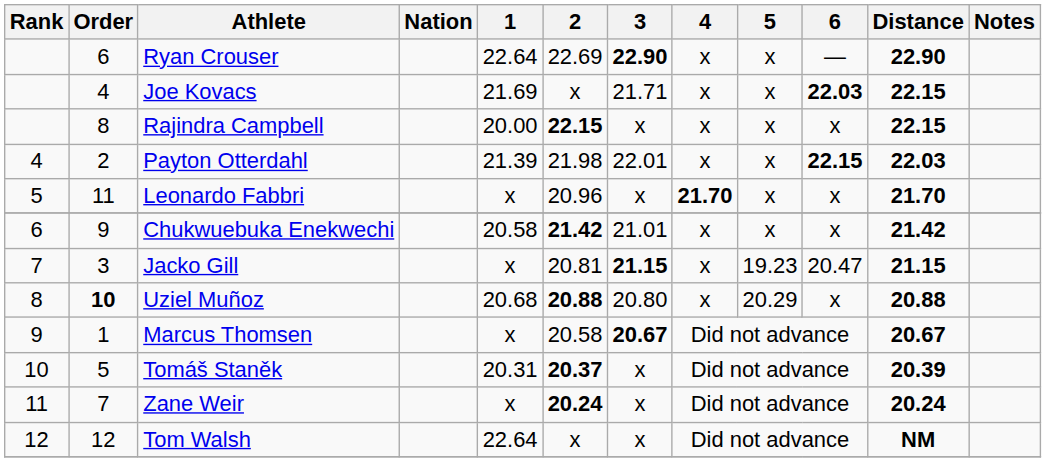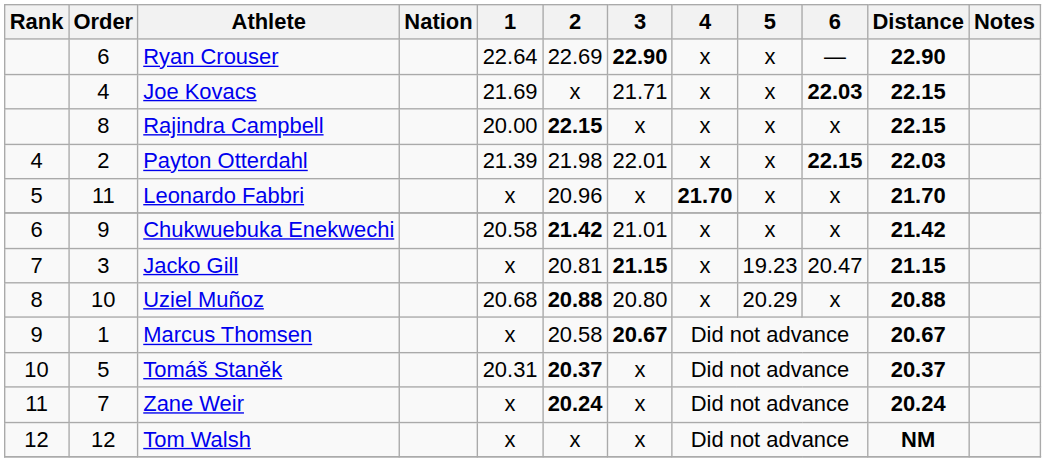(103, 299) bold -> (103, 299) normal
(918, 369) 20.39 -> (918, 369) 20.37
(510, 439) 22.64 -> (510, 439) x
